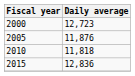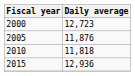(79, 64) 12,836 -> (79, 64) 12,936
